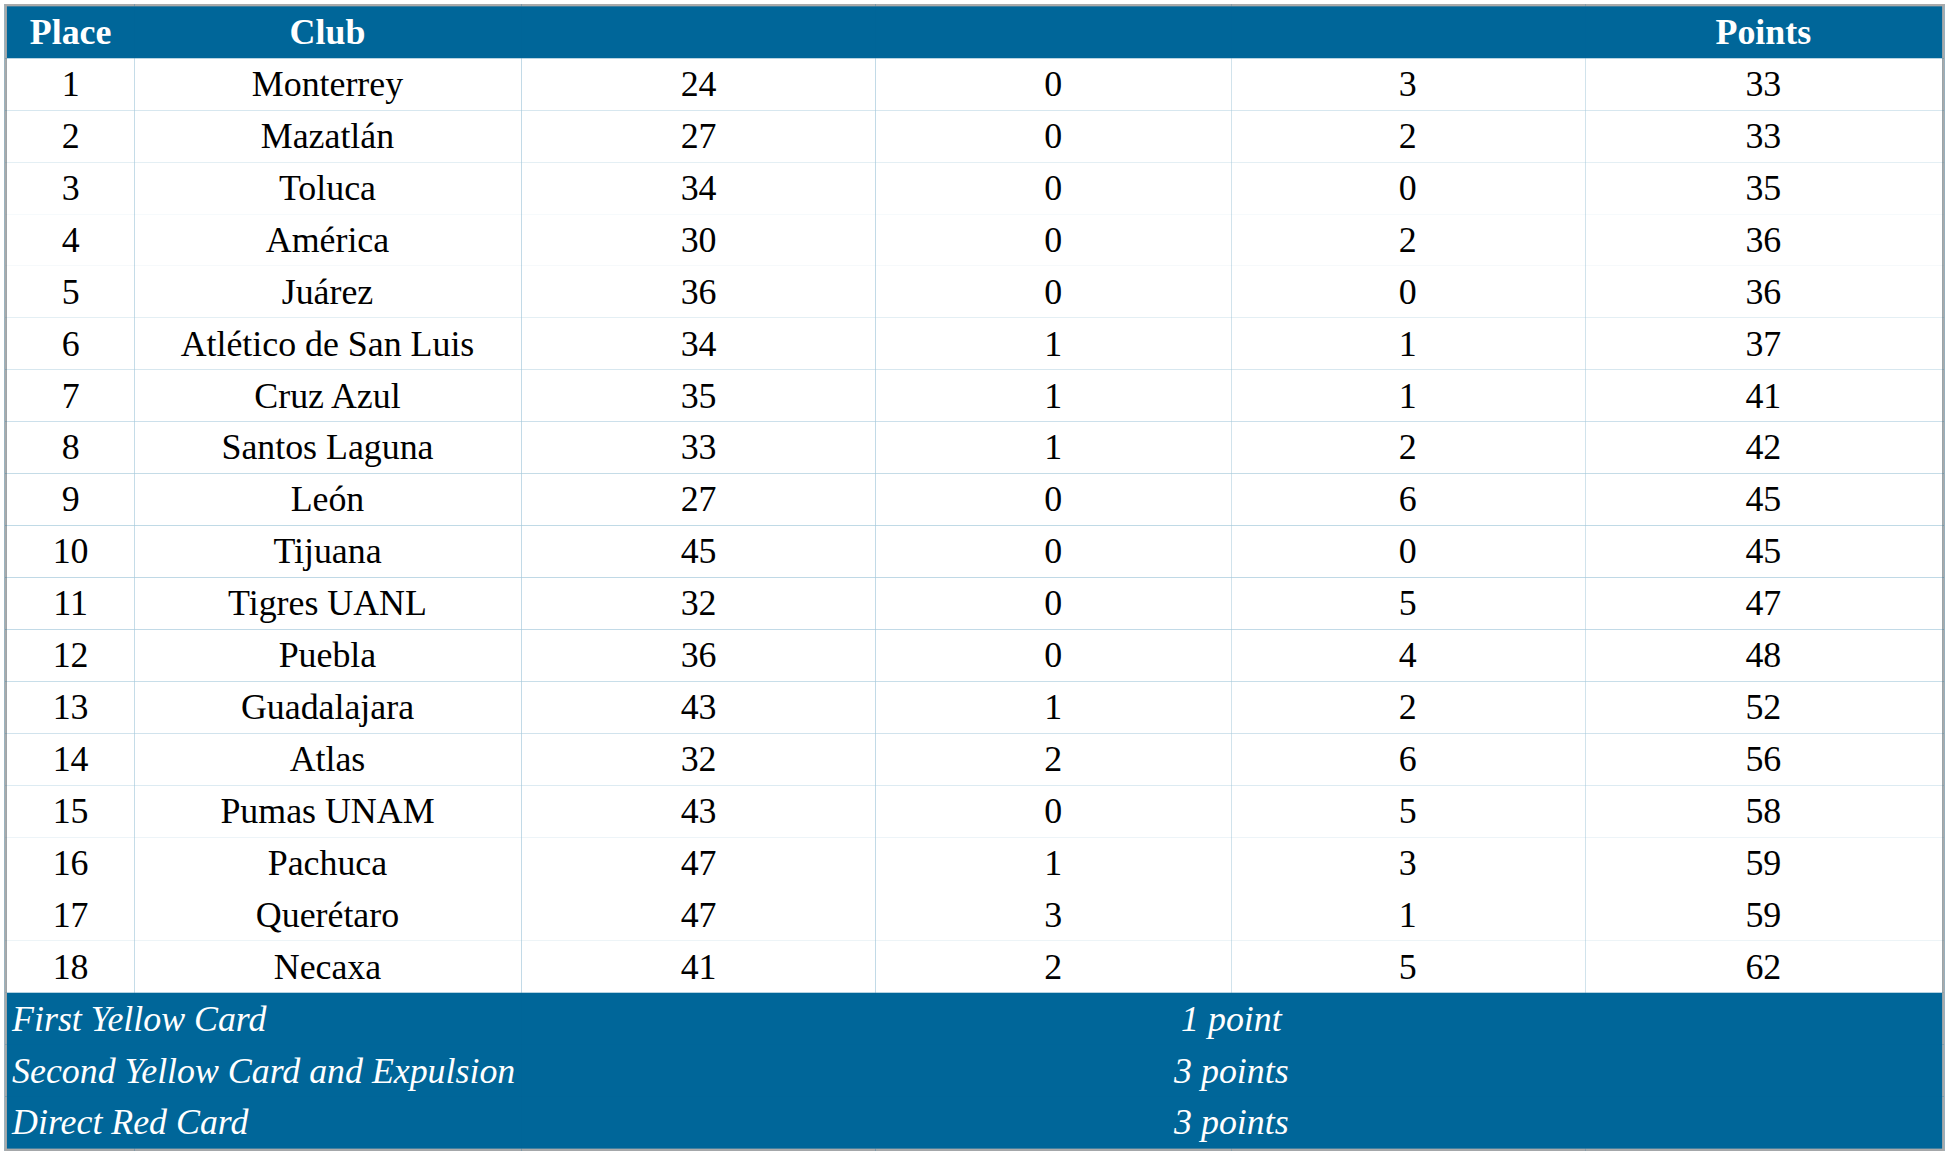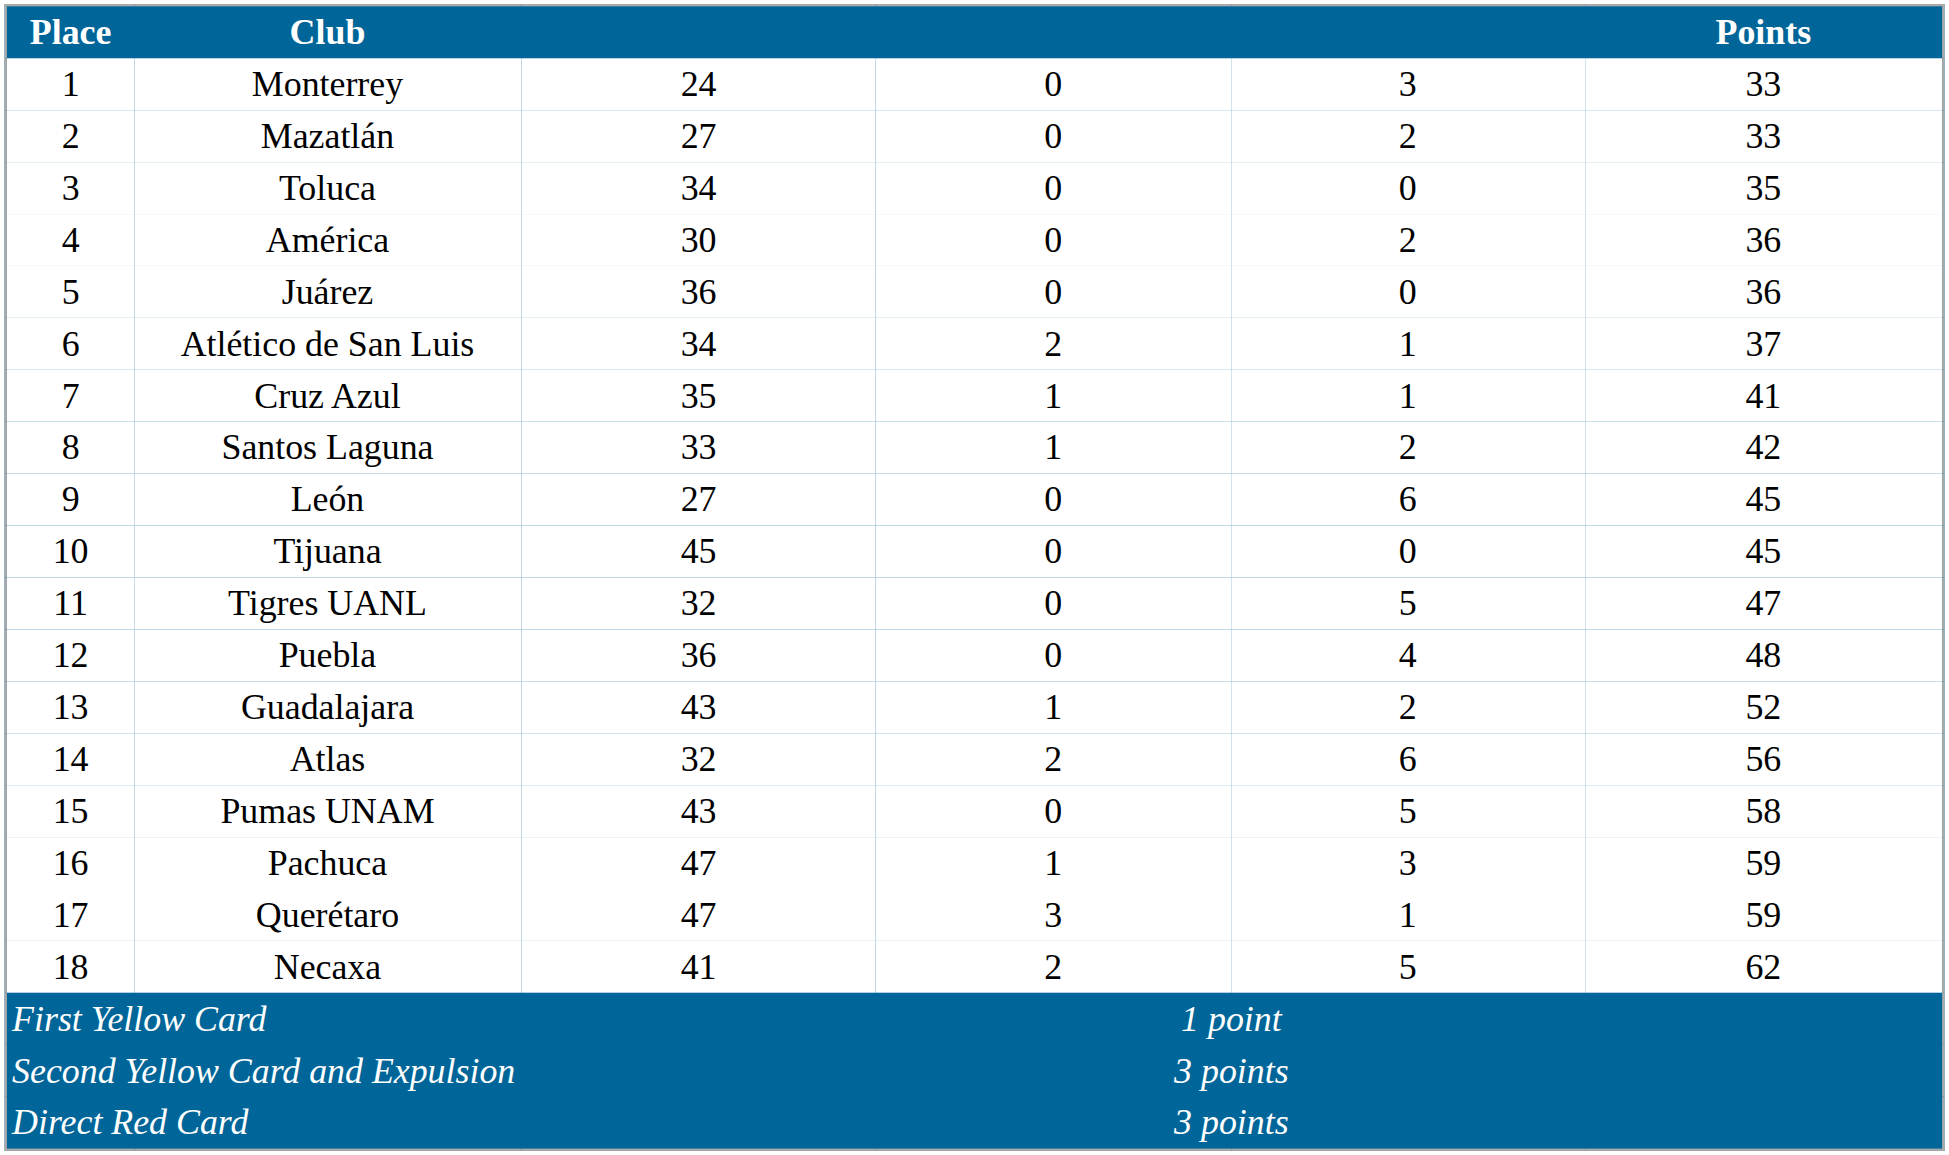(1053, 343) 1 -> (1053, 343) 2
